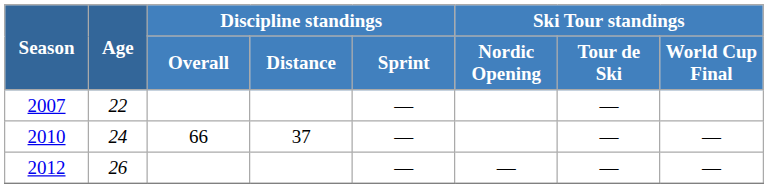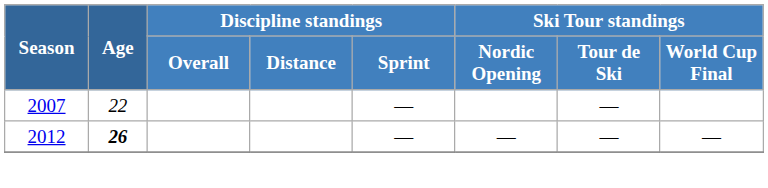- row: (47, 136)
(118, 168) normal -> (118, 136) bold
